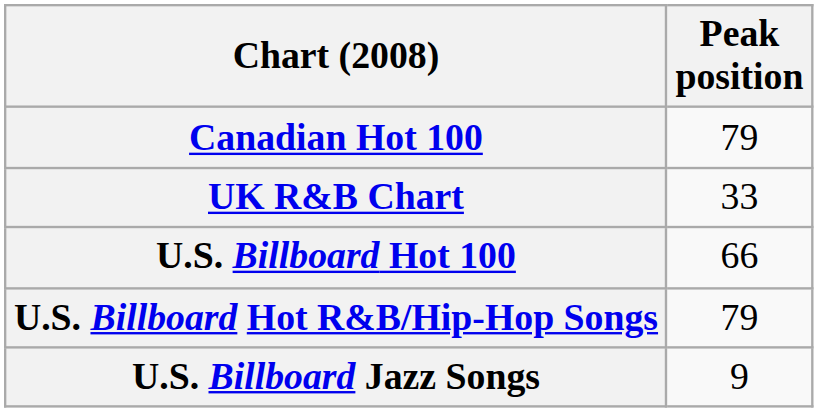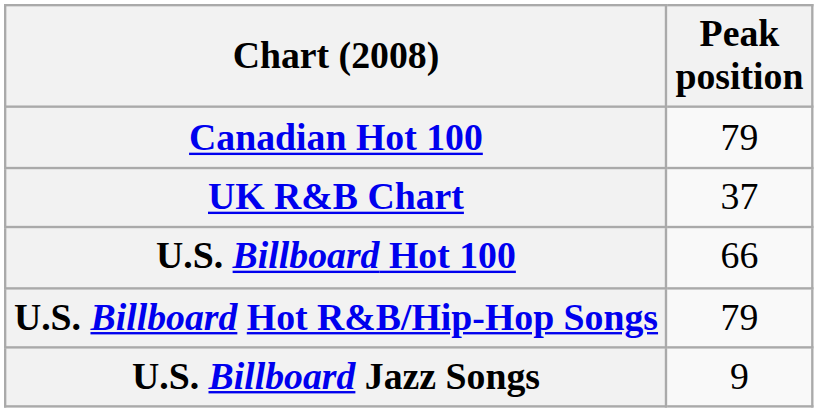(739, 196) 33 -> (739, 196) 37
